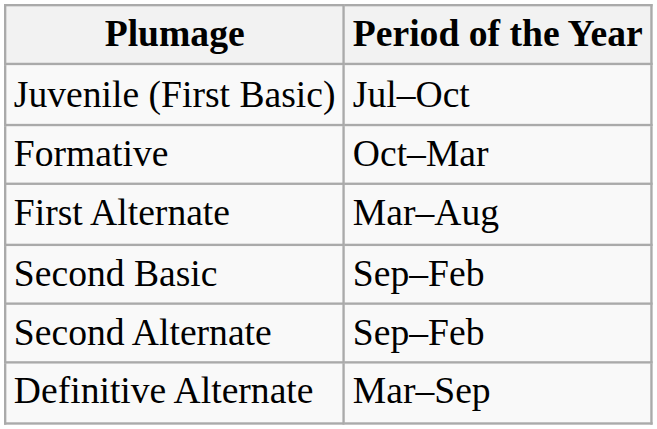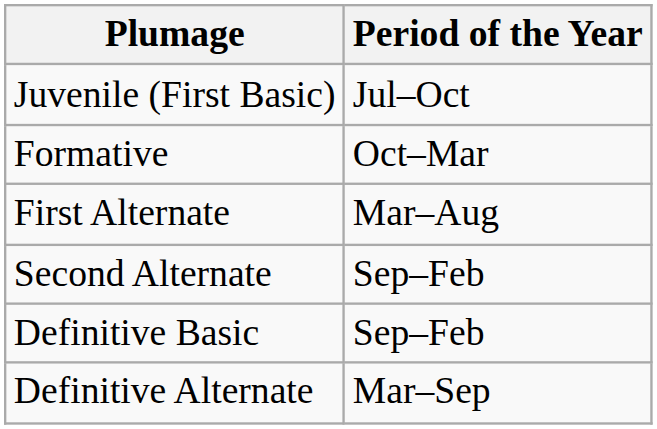- row: (116, 272)
+ row: (137, 332)
